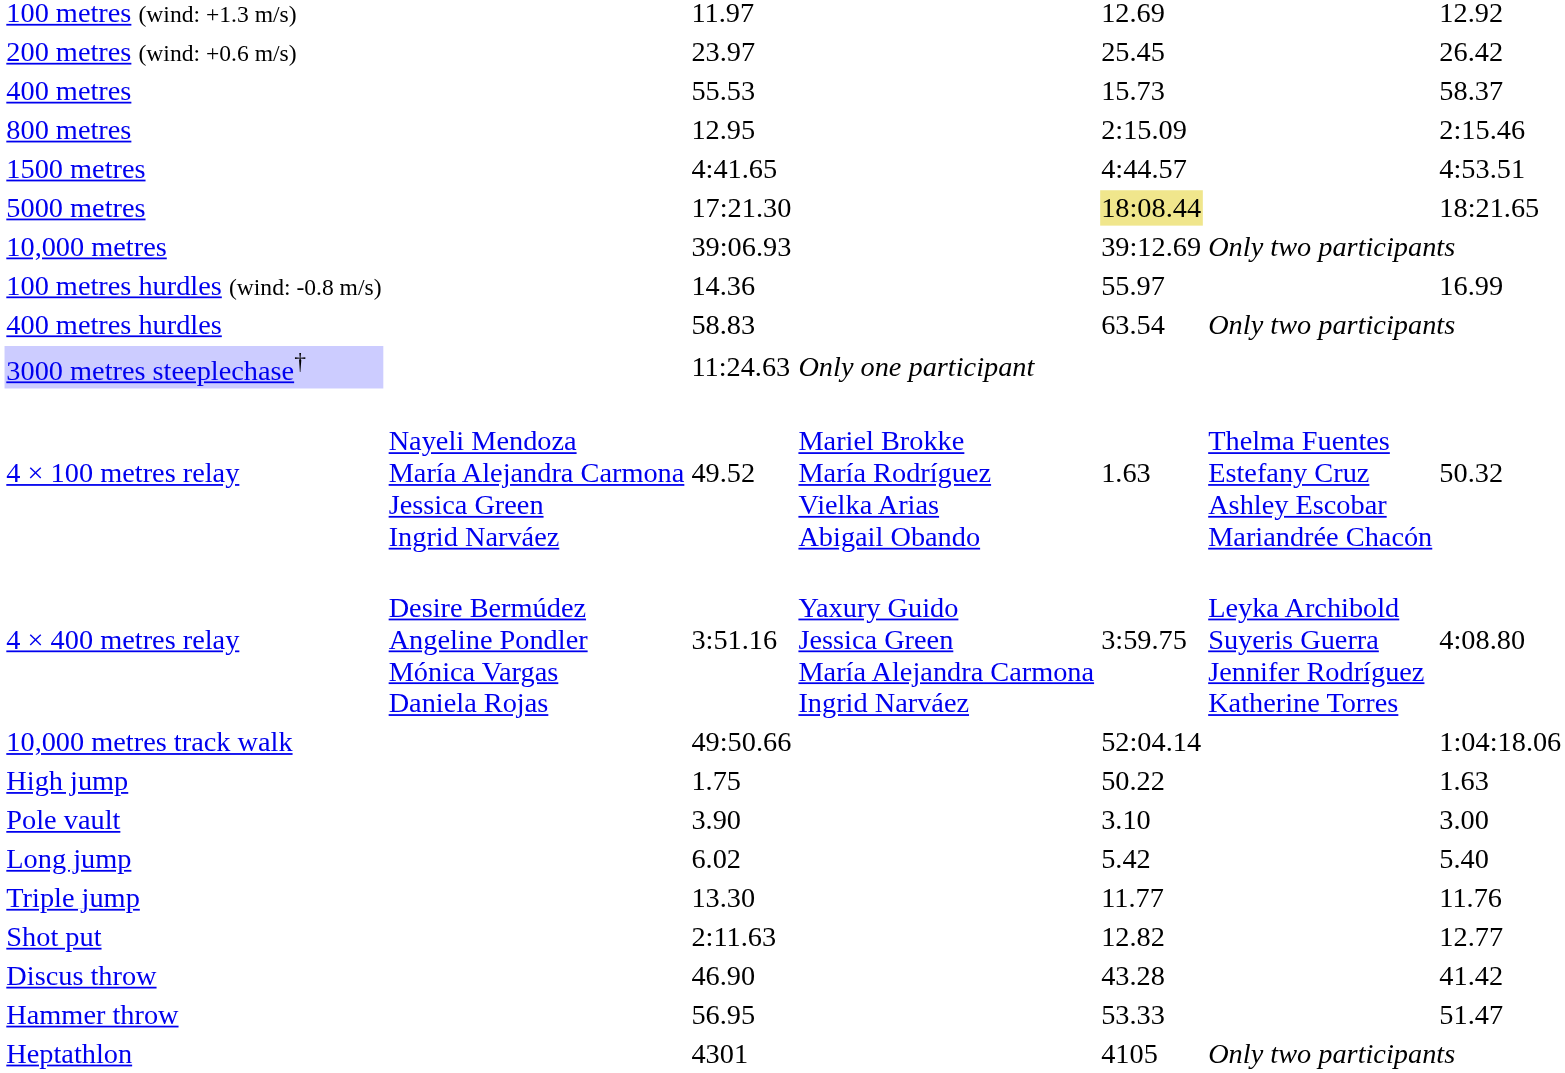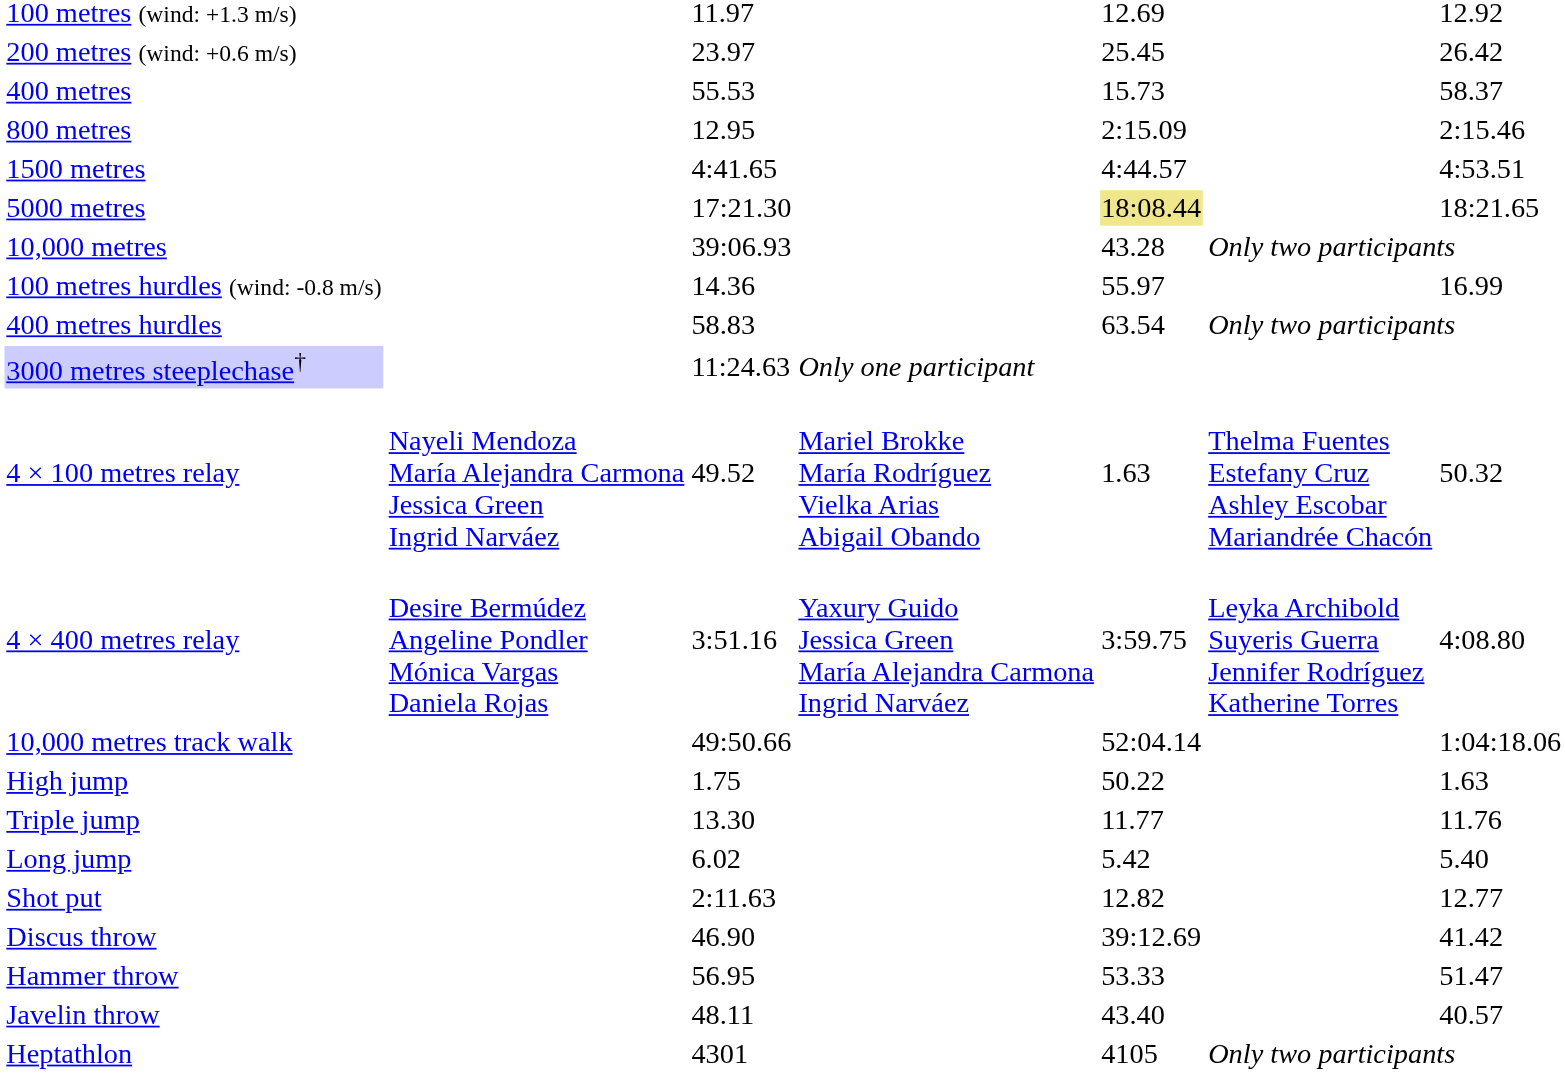(1151, 246) 39:12.69 -> (1133, 246) 43.28
- row: (63, 820)
rows swapped: (69, 859) <-> (73, 898)
(1133, 976) 43.28 -> (1151, 937) 39:12.69
+ row: (83, 1015)
